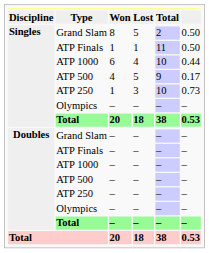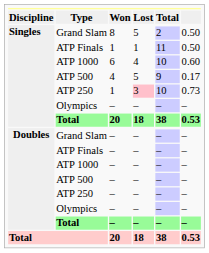(191, 62) 0.44 -> (191, 62) 0.60
(136, 91) no background -> (136, 91) pink background
